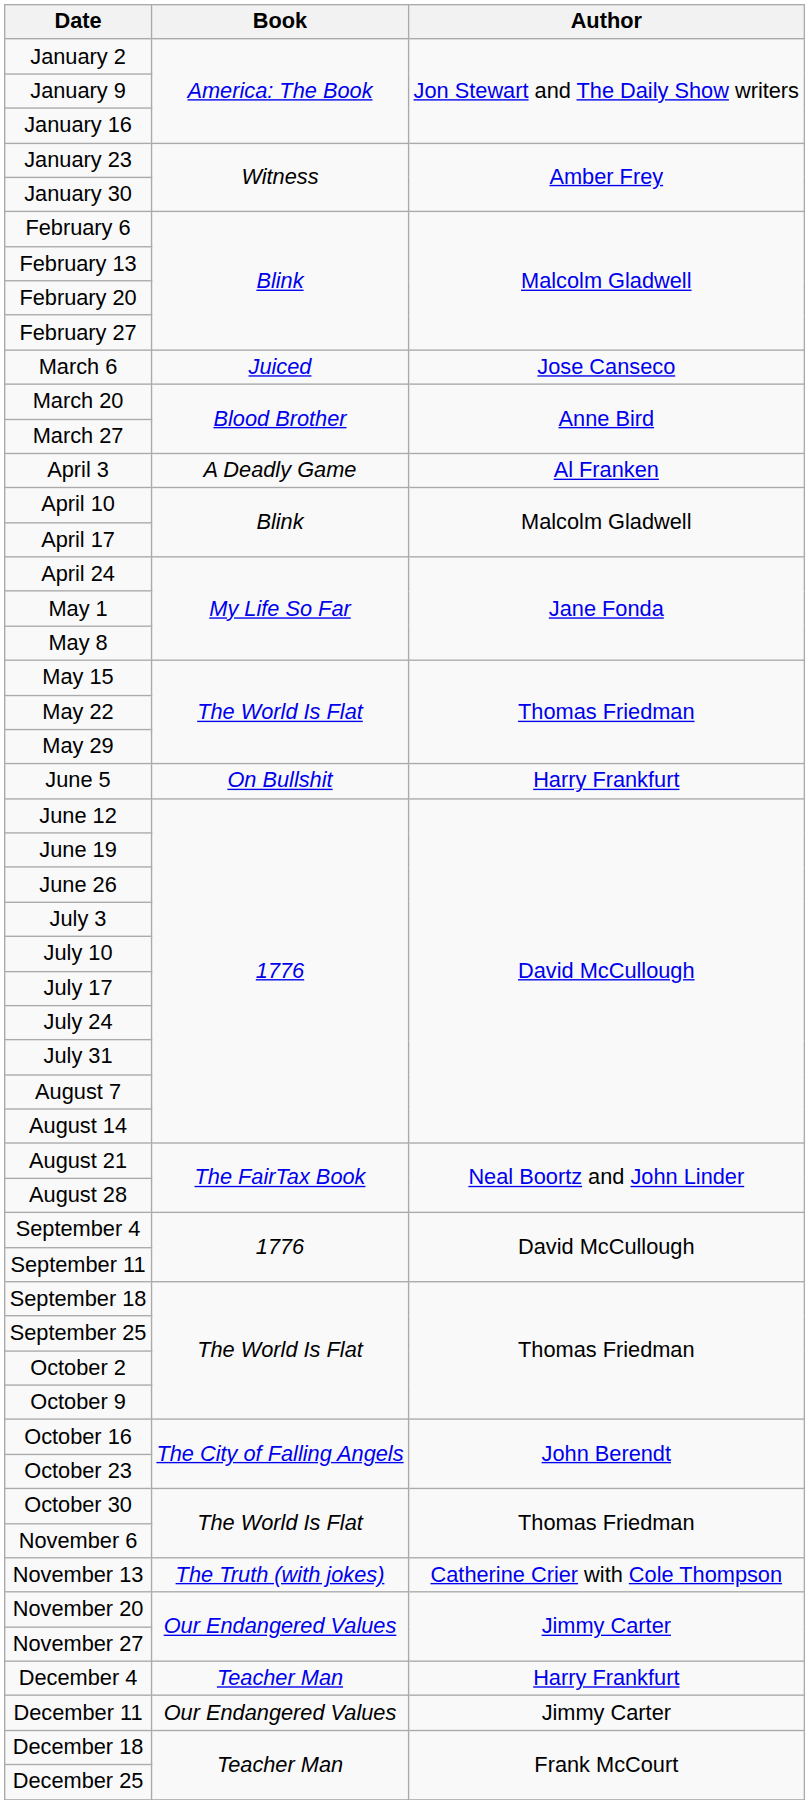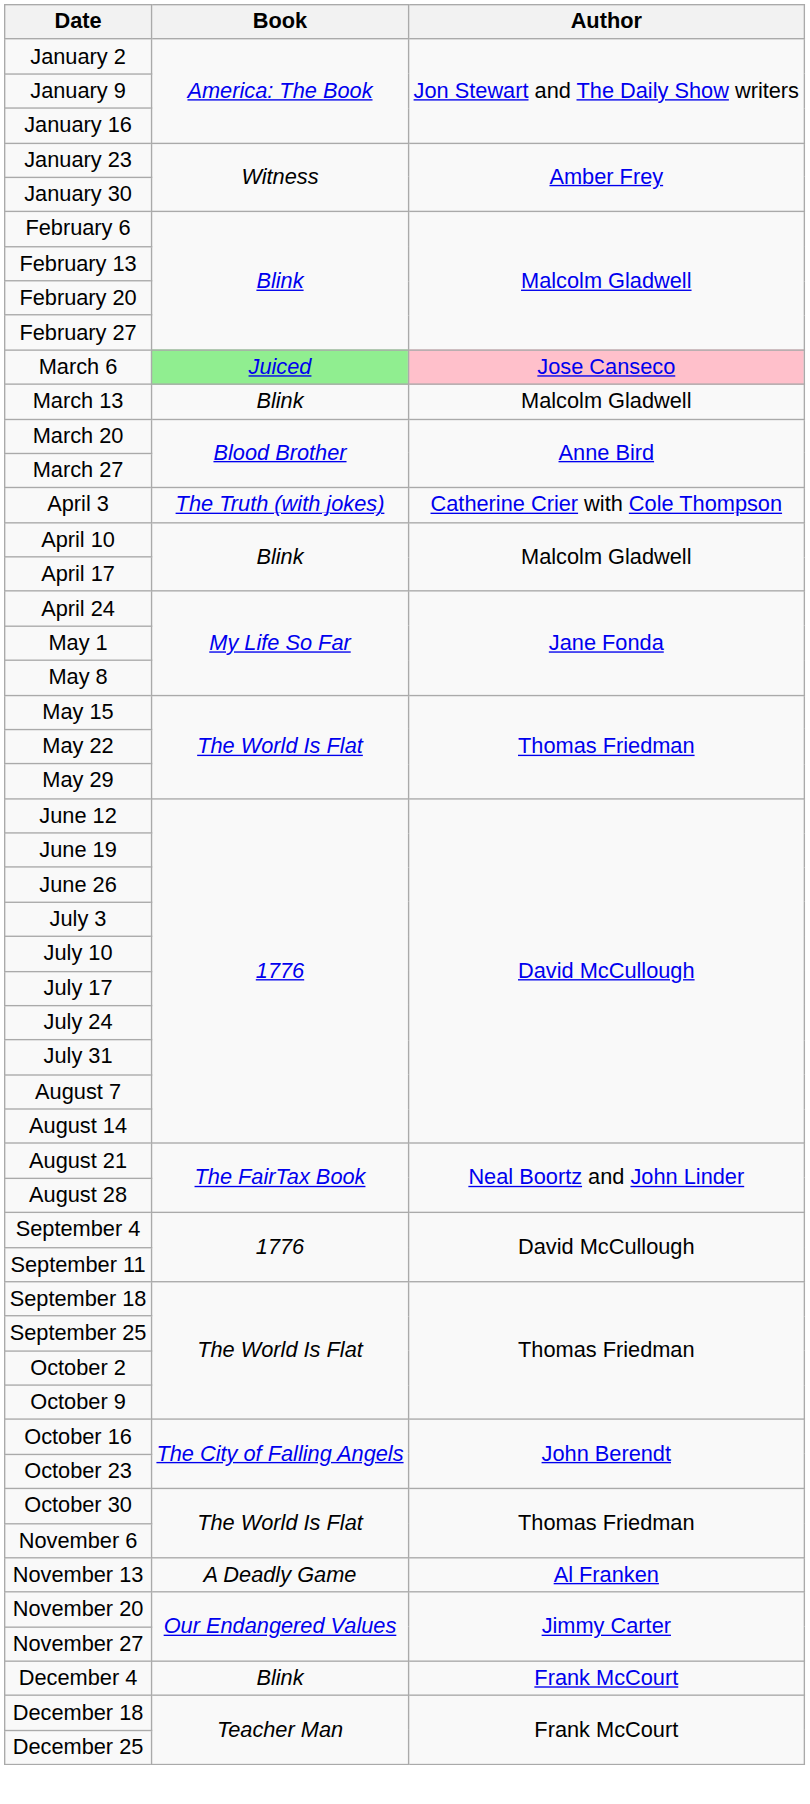(280, 366) no background -> (280, 366) lightgreen background
(606, 366) no background -> (606, 366) pink background
+ row: (78, 401)
(280, 470) A Deadly Game -> (280, 504) The Truth (with jokes)
(606, 470) Al Franken -> (606, 504) Catherine Crier with Cole Thompson
- row: (78, 780)
(280, 1574) The Truth (with jokes) -> (280, 1574) A Deadly Game
(606, 1574) Catherine Crier with Cole Thompson -> (606, 1574) Al Franken
(280, 1678) Teacher Man -> (280, 1678) Blink
(606, 1678) Harry Frankfurt -> (606, 1678) Frank McCourt
- row: (78, 1712)
